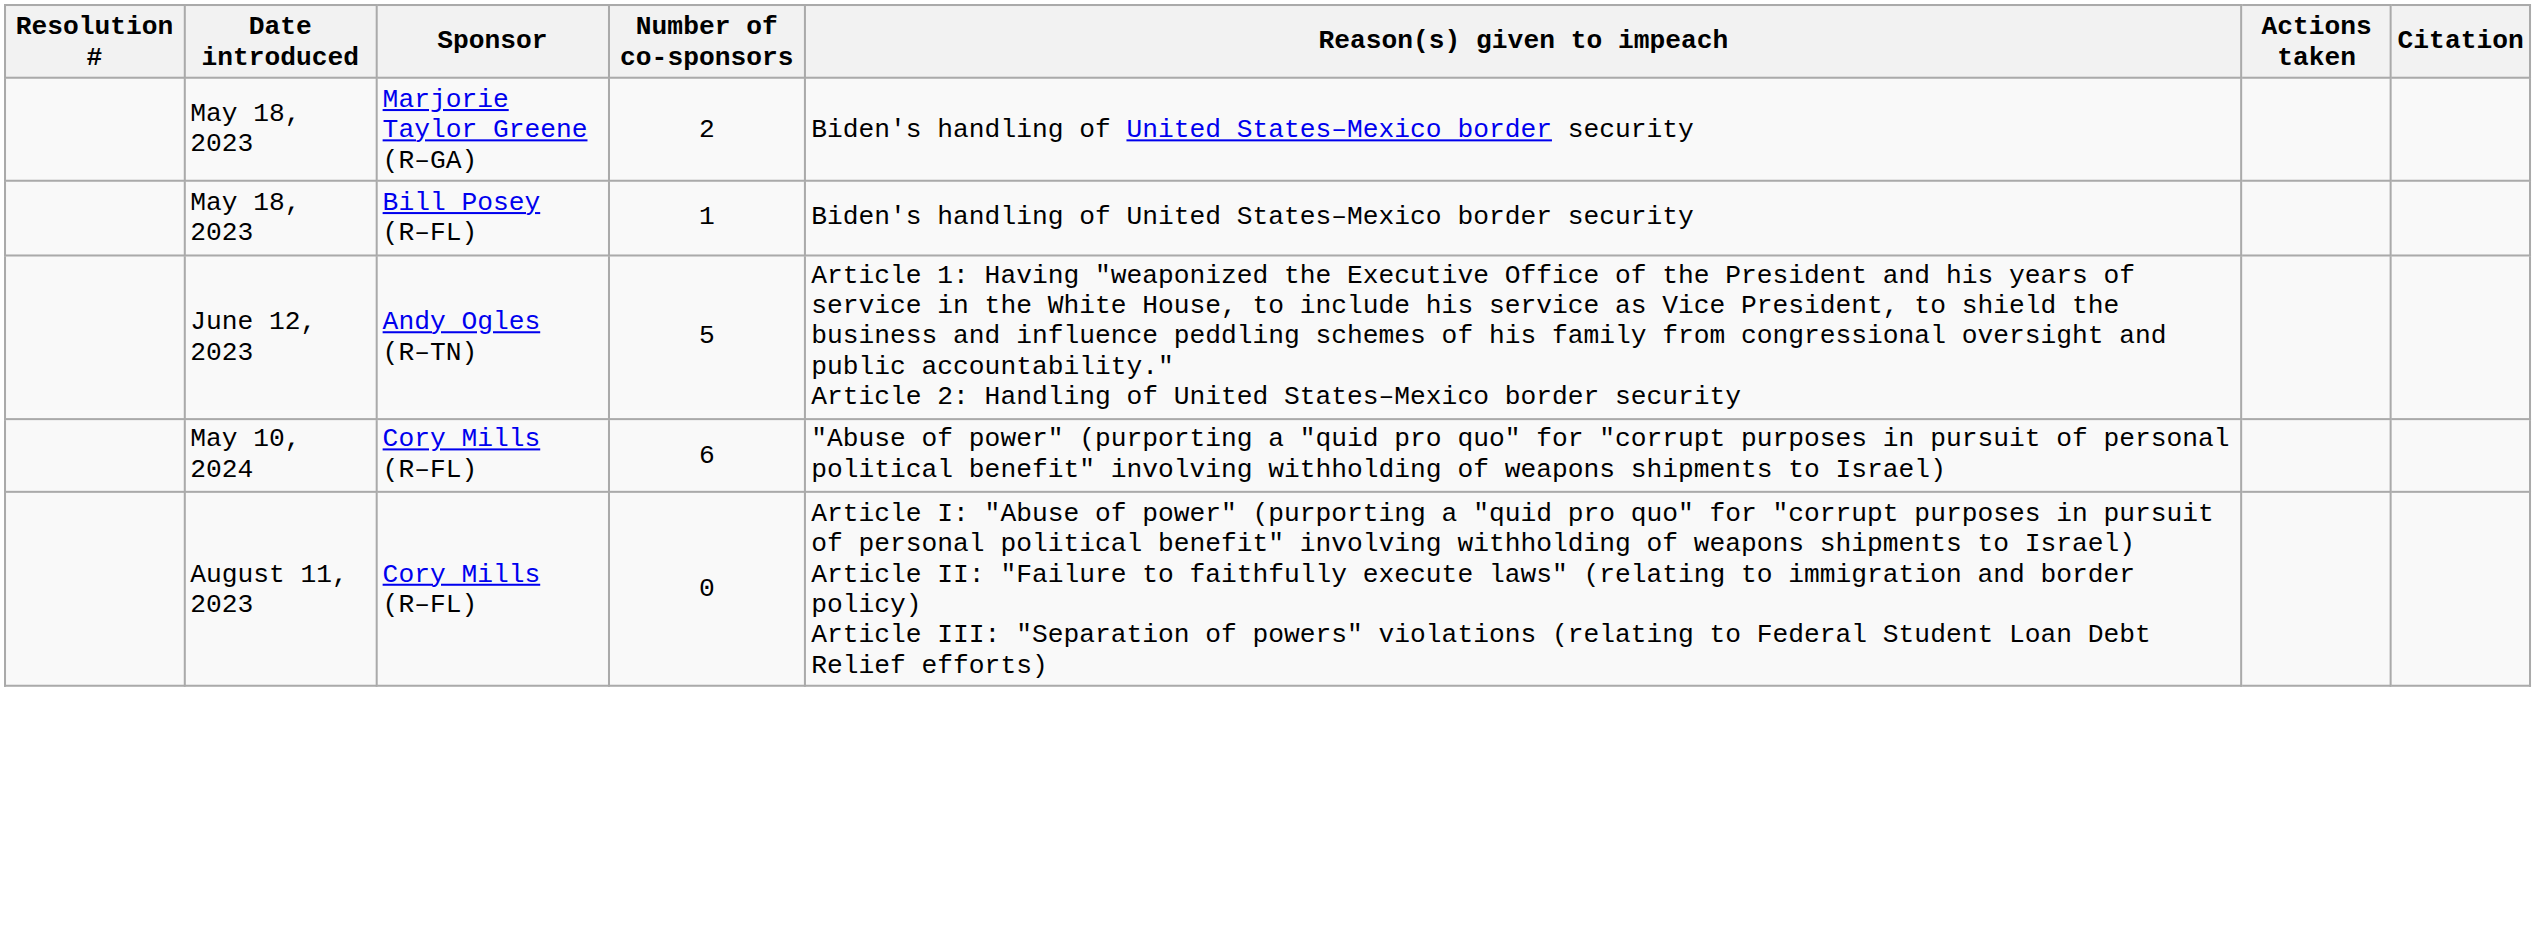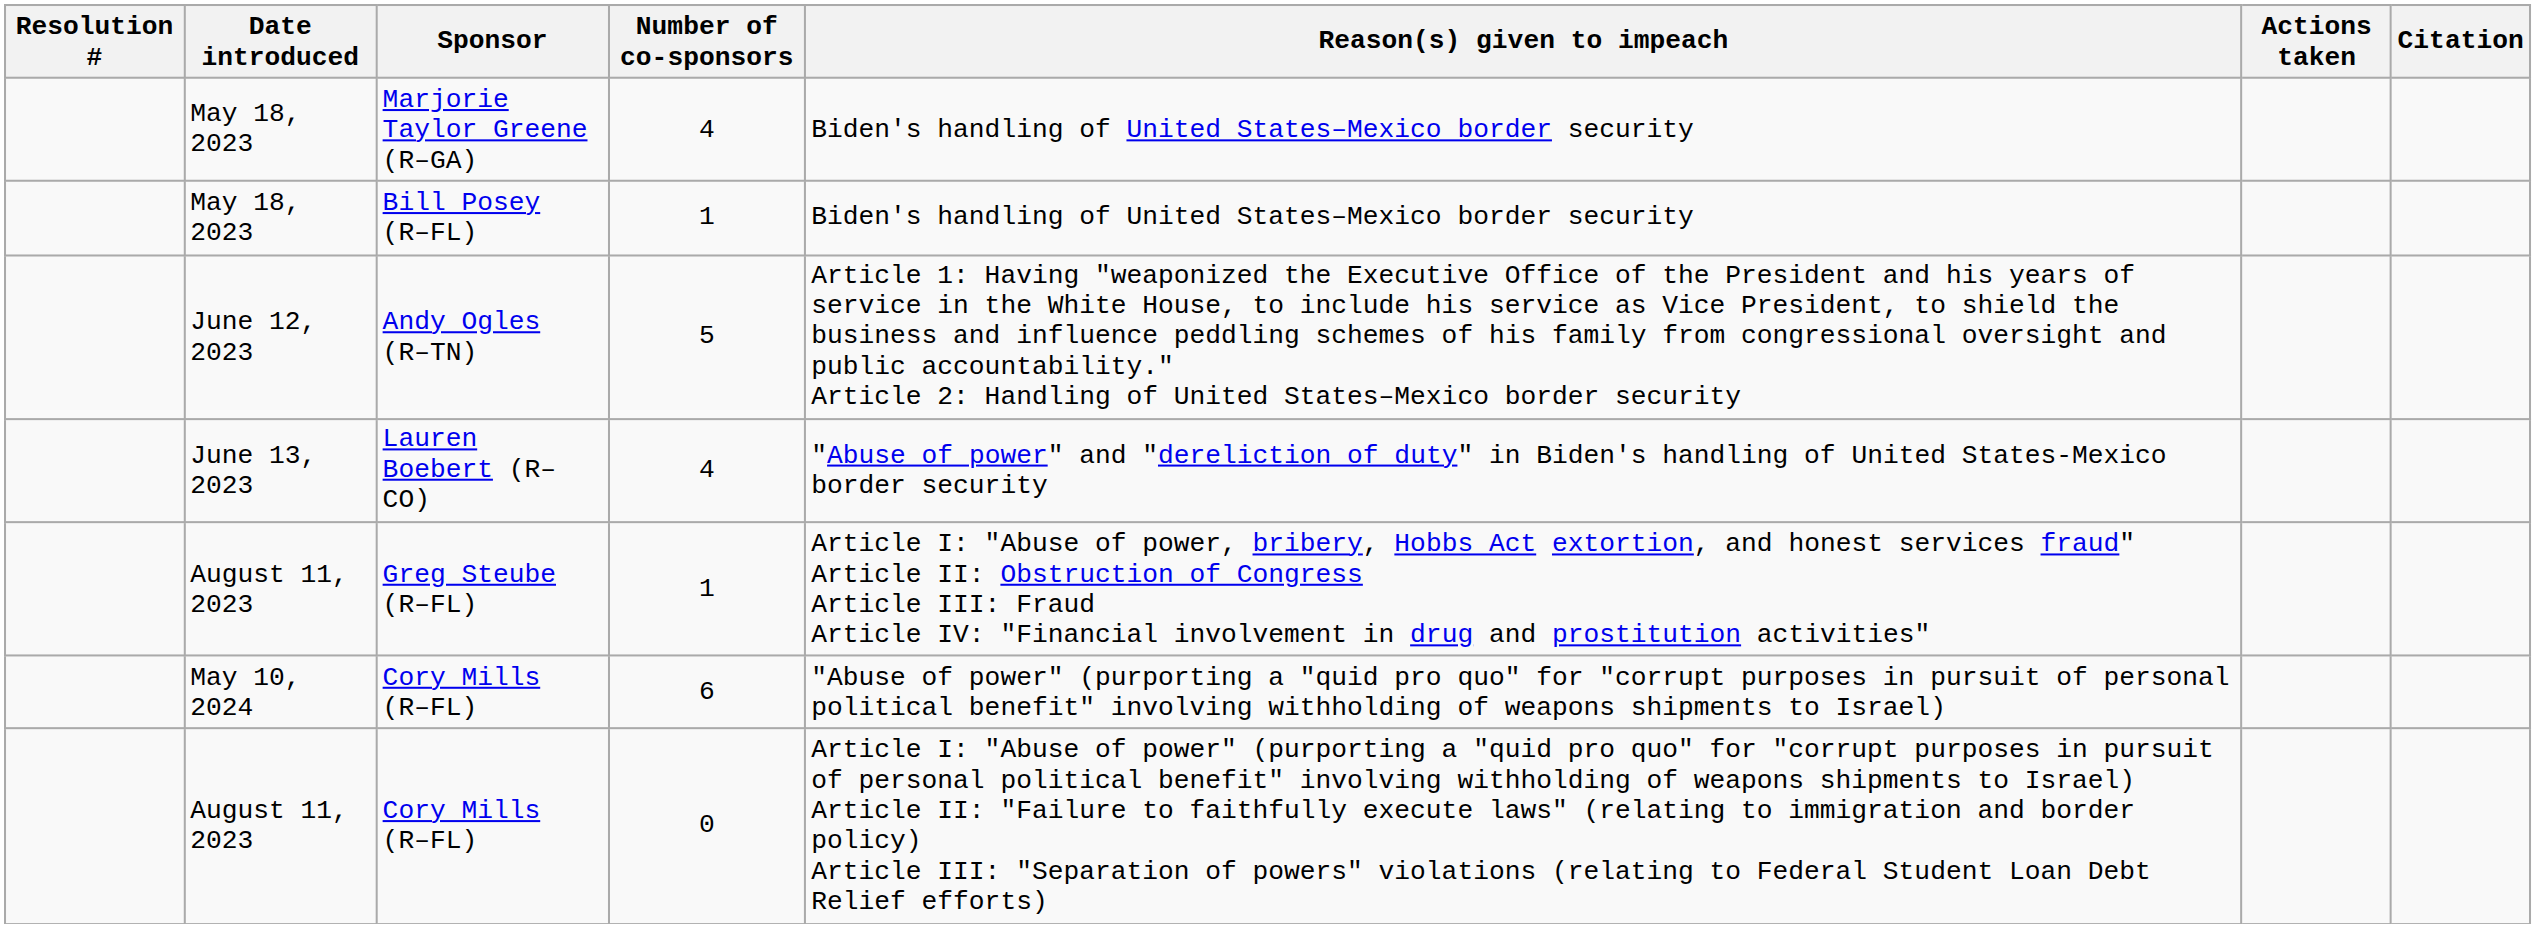(707, 130) 2 -> (707, 130) 4
+ row: (253, 470)
+ row: (269, 589)
